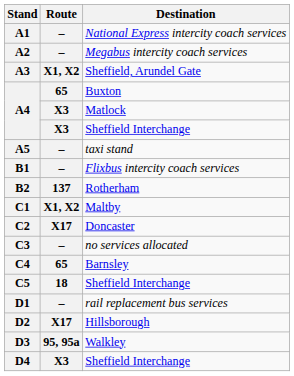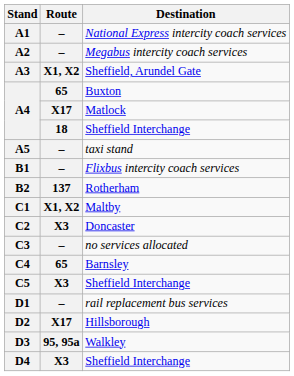(61, 110) X3 -> (61, 110) X17
(61, 129) X3 -> (61, 129) 18
(61, 226) X17 -> (61, 226) X3
(61, 284) 18 -> (61, 284) X3
